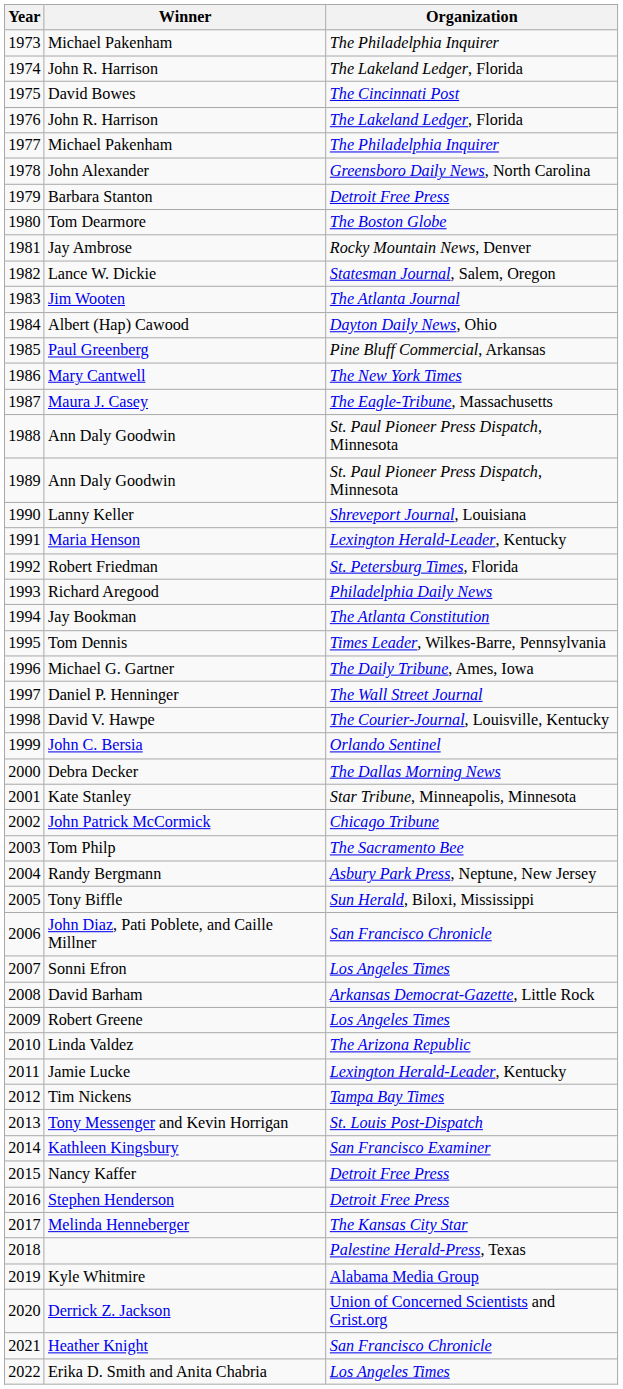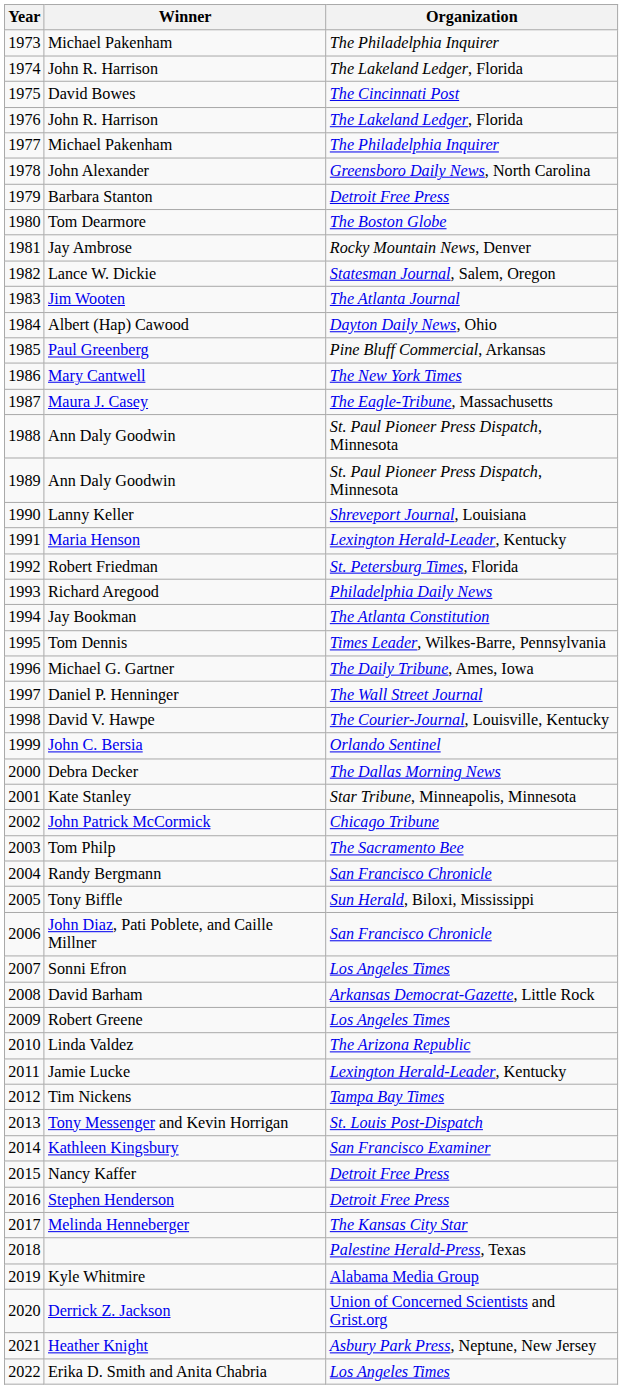(463, 873) Asbury Park Press, Neptune, New Jersey -> (411, 873) San Francisco Chronicle
(411, 1345) San Francisco Chronicle -> (463, 1345) Asbury Park Press, Neptune, New Jersey
